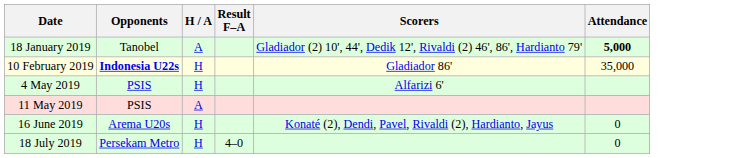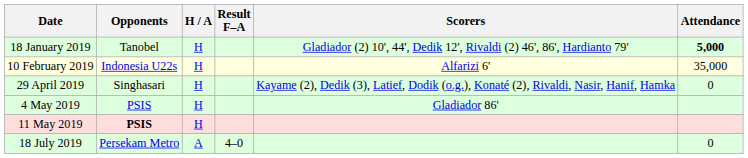(198, 47) A -> (198, 47) H
(139, 66) bold -> (139, 66) normal
(419, 66) Gladiador 86' -> (466, 66) Alfarizi 6'
+ row: (50, 85)
(419, 85) Alfarizi 6' -> (466, 104) Gladiador 86'
(139, 104) normal -> (139, 124) bold
(198, 104) A -> (198, 124) H
- row: (50, 124)
(198, 143) H -> (198, 143) A
